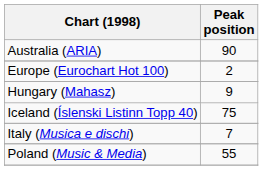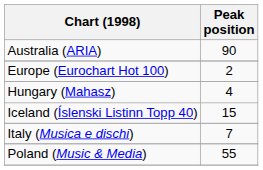(229, 92) 9 -> (229, 92) 4
(229, 112) 75 -> (229, 112) 15
